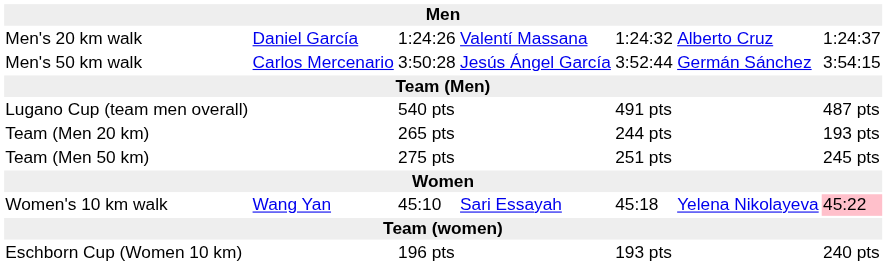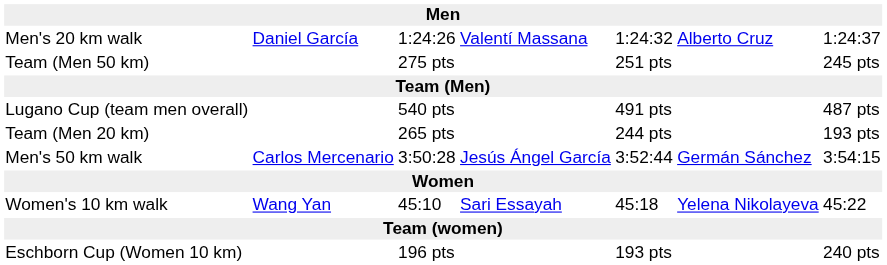rows swapped: (74, 62) <-> (77, 157)
(845, 205) pink background -> (845, 205) no background
